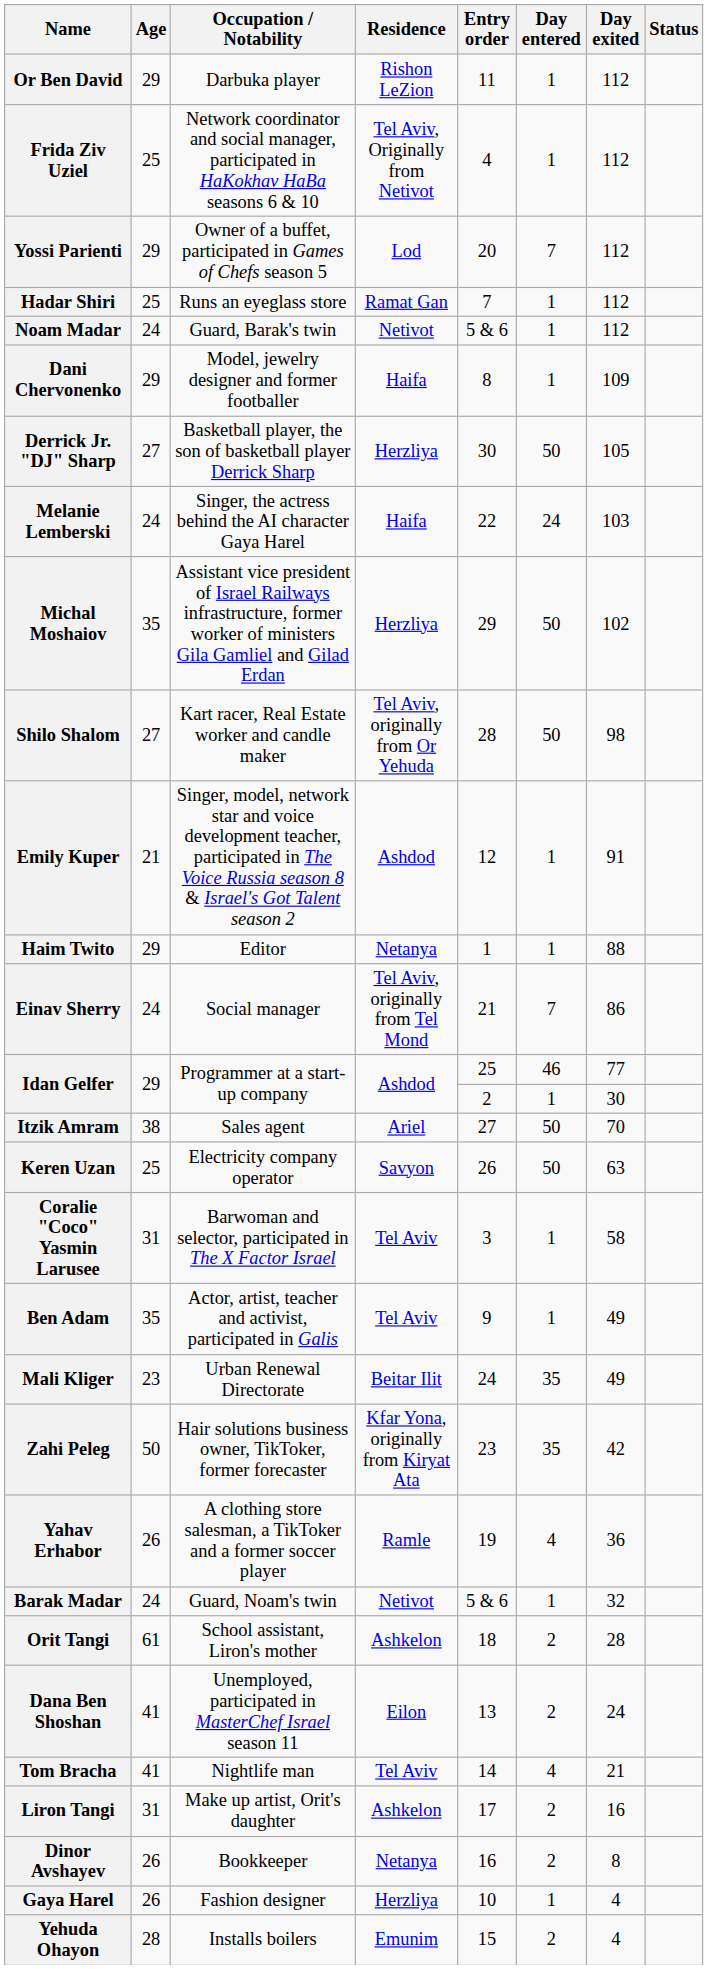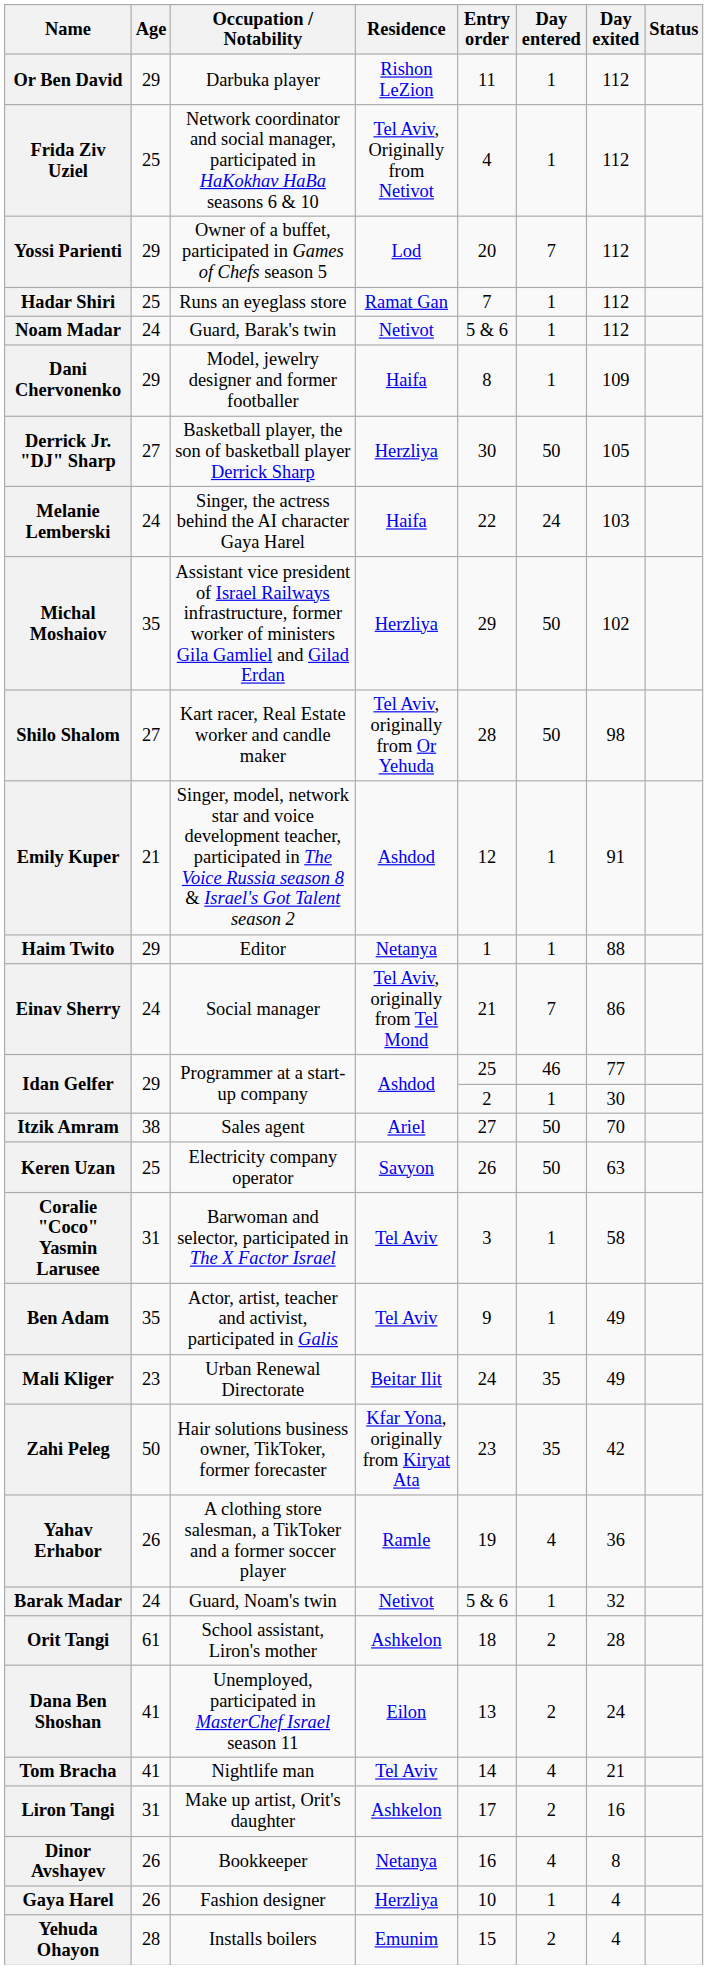(551, 1860) 2 -> (551, 1860) 4
